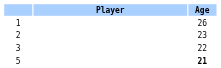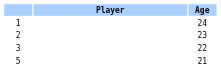(202, 23) 26 -> (202, 23) 24
(202, 61) bold -> (202, 61) normal
